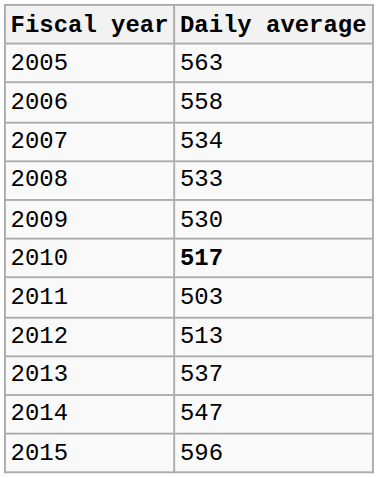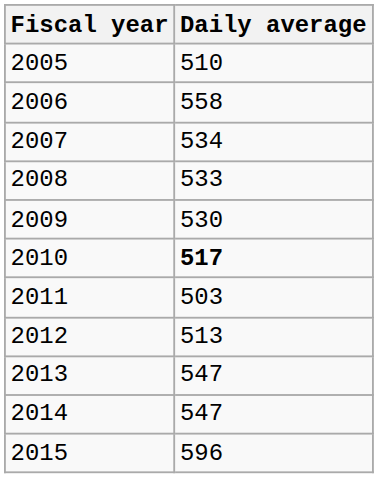(201, 63) 563 -> (201, 63) 510
(201, 375) 537 -> (201, 375) 547
